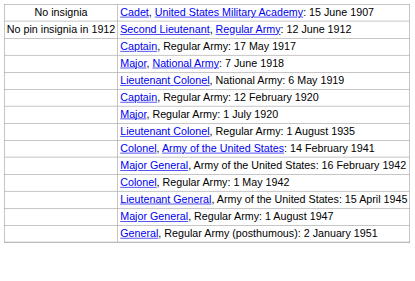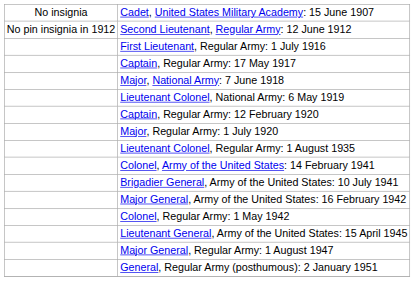+ row: (223, 47)
+ row: (259, 183)
